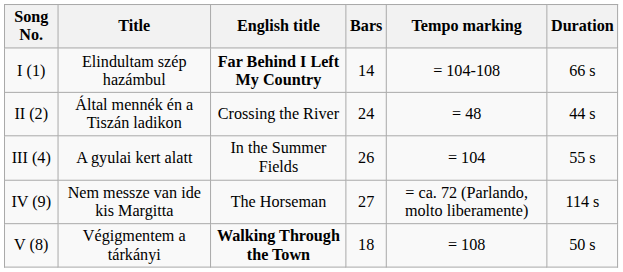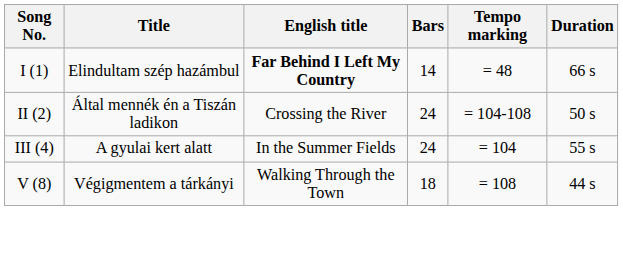(467, 70) = 104-108 -> (497, 70) = 48
(467, 114) = 48 -> (497, 114) = 104-108
(582, 114) 44 s -> (582, 114) 50 s
(366, 157) 26 -> (428, 148) 24
- row: (31, 201)
(278, 245) bold -> (326, 183) normal
(582, 245) 50 s -> (582, 183) 44 s
